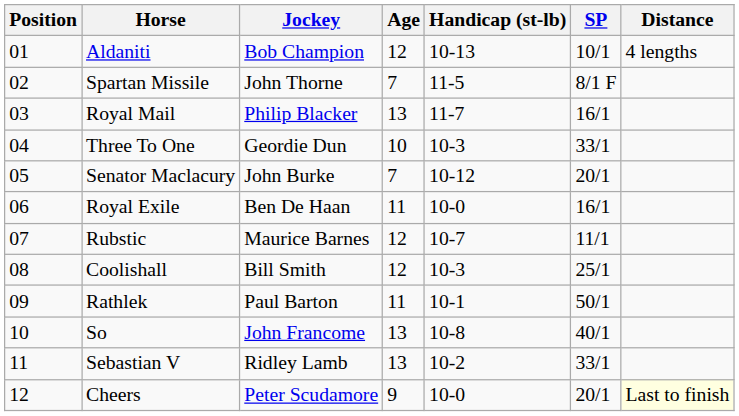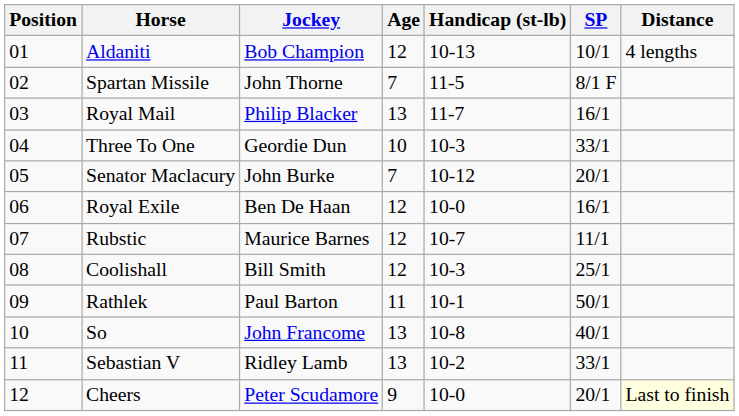(397, 207) 11 -> (397, 207) 12
